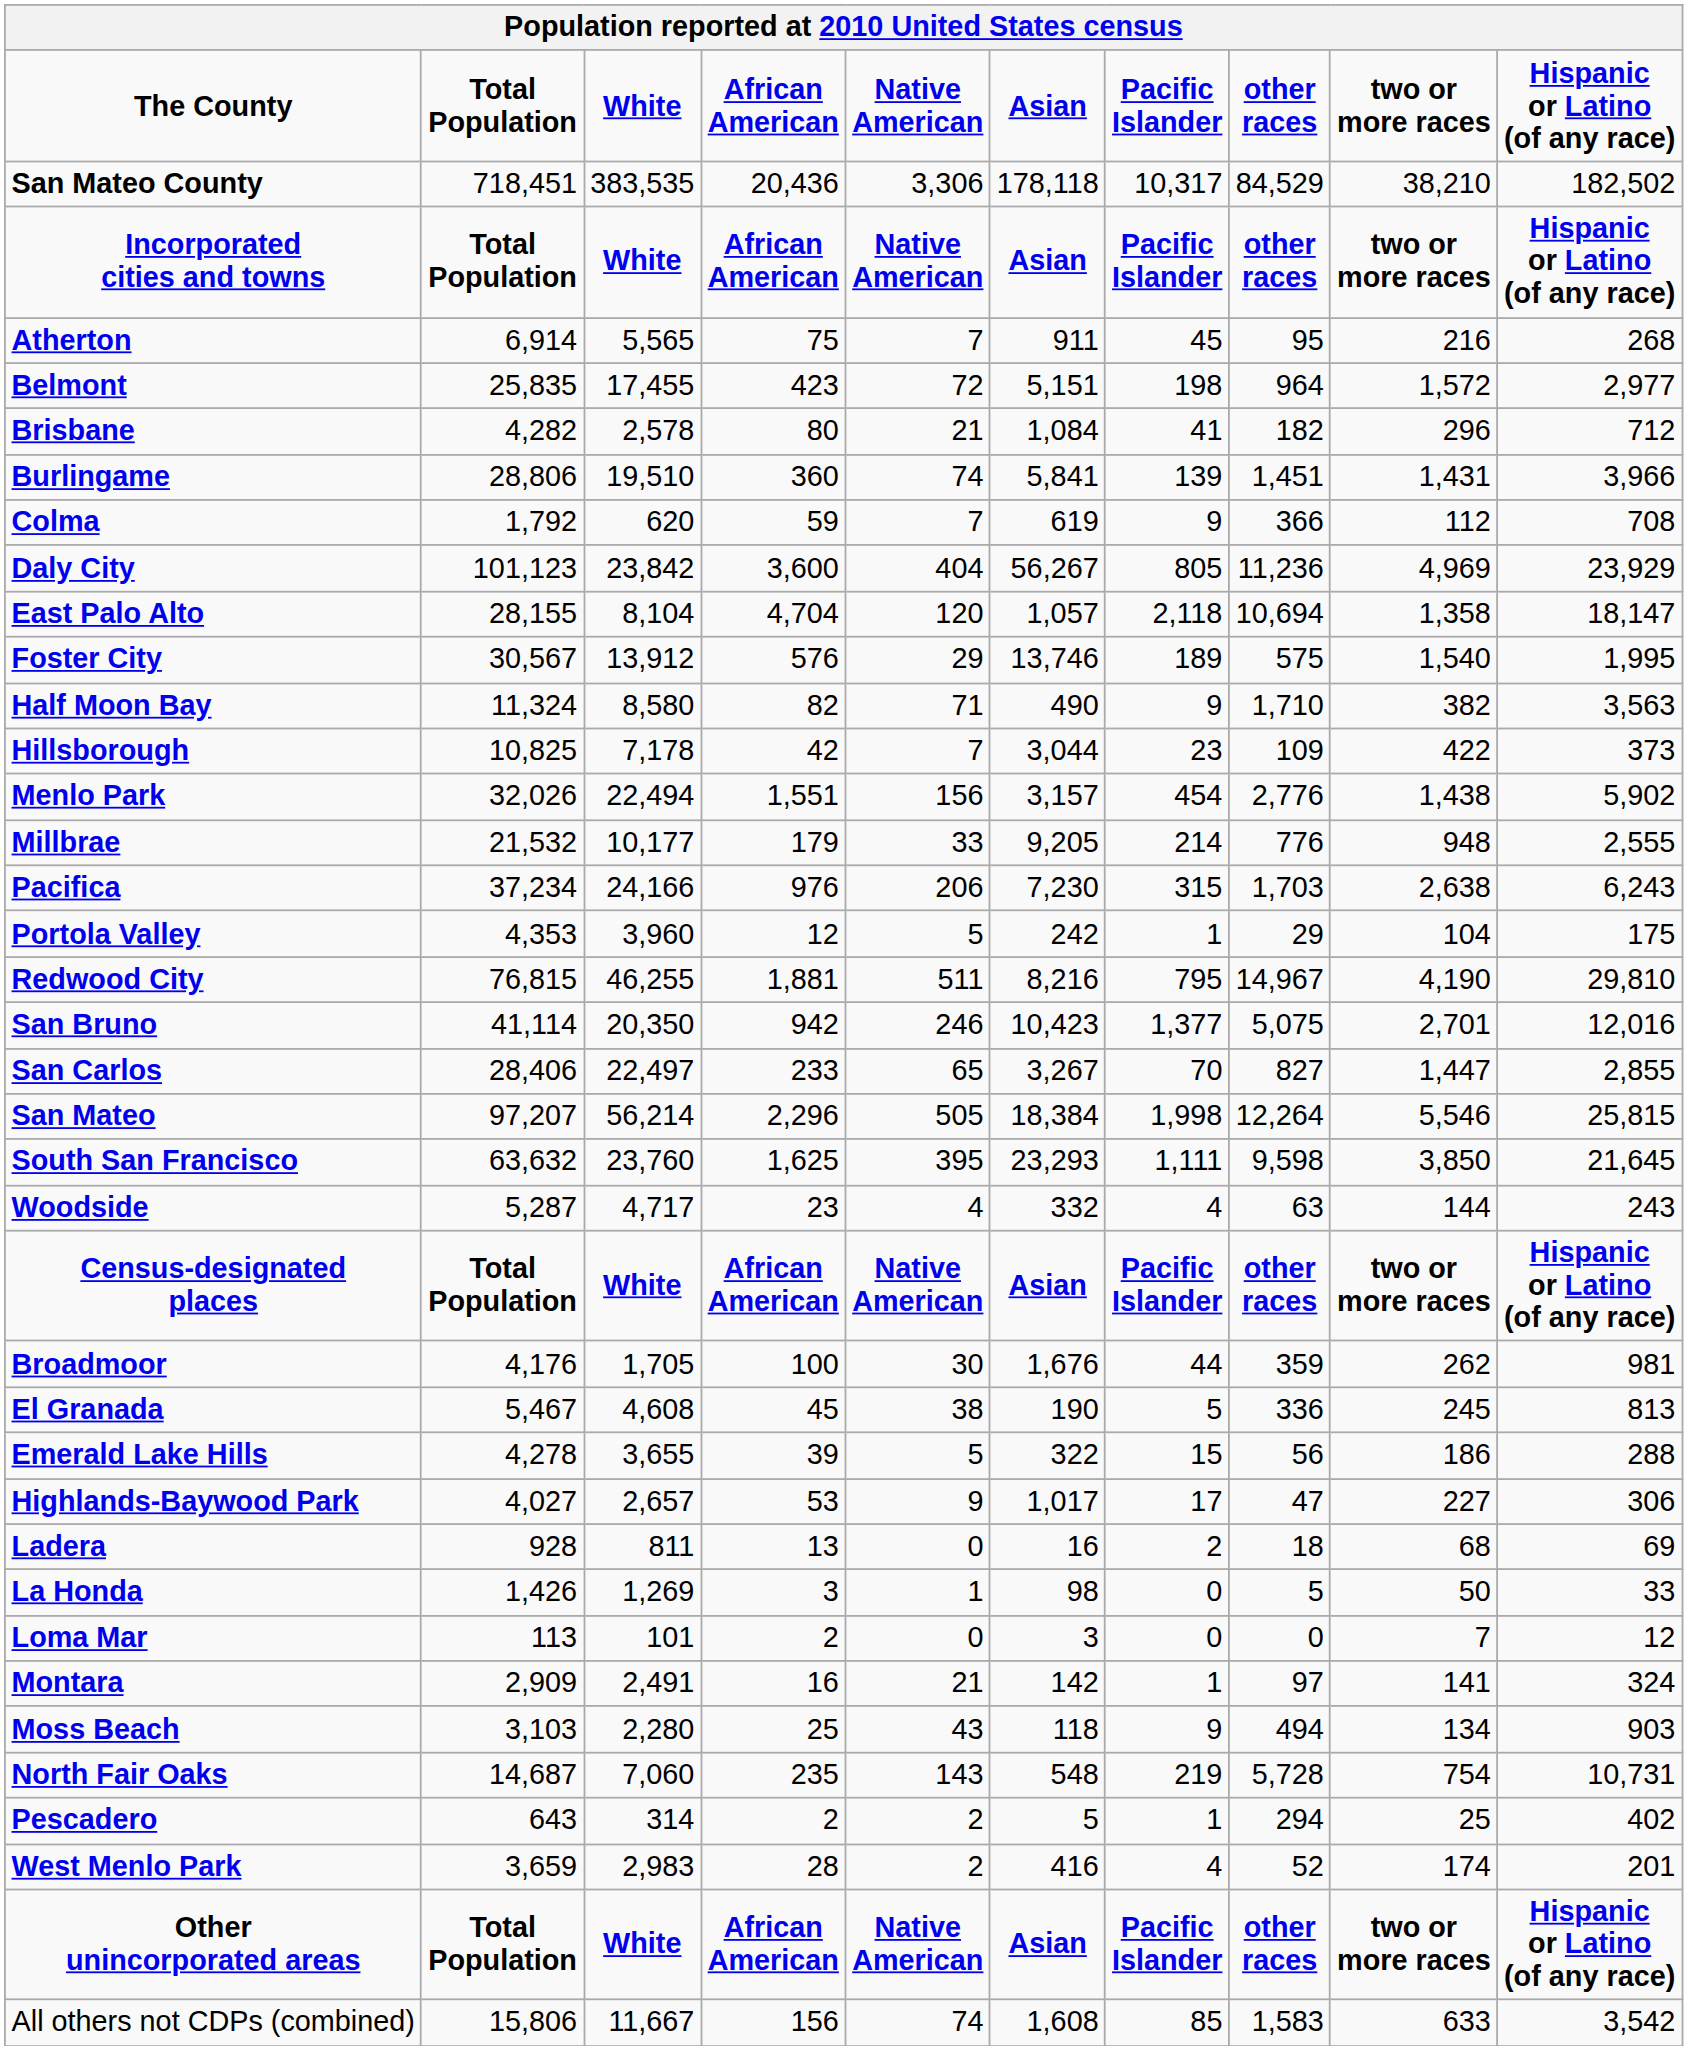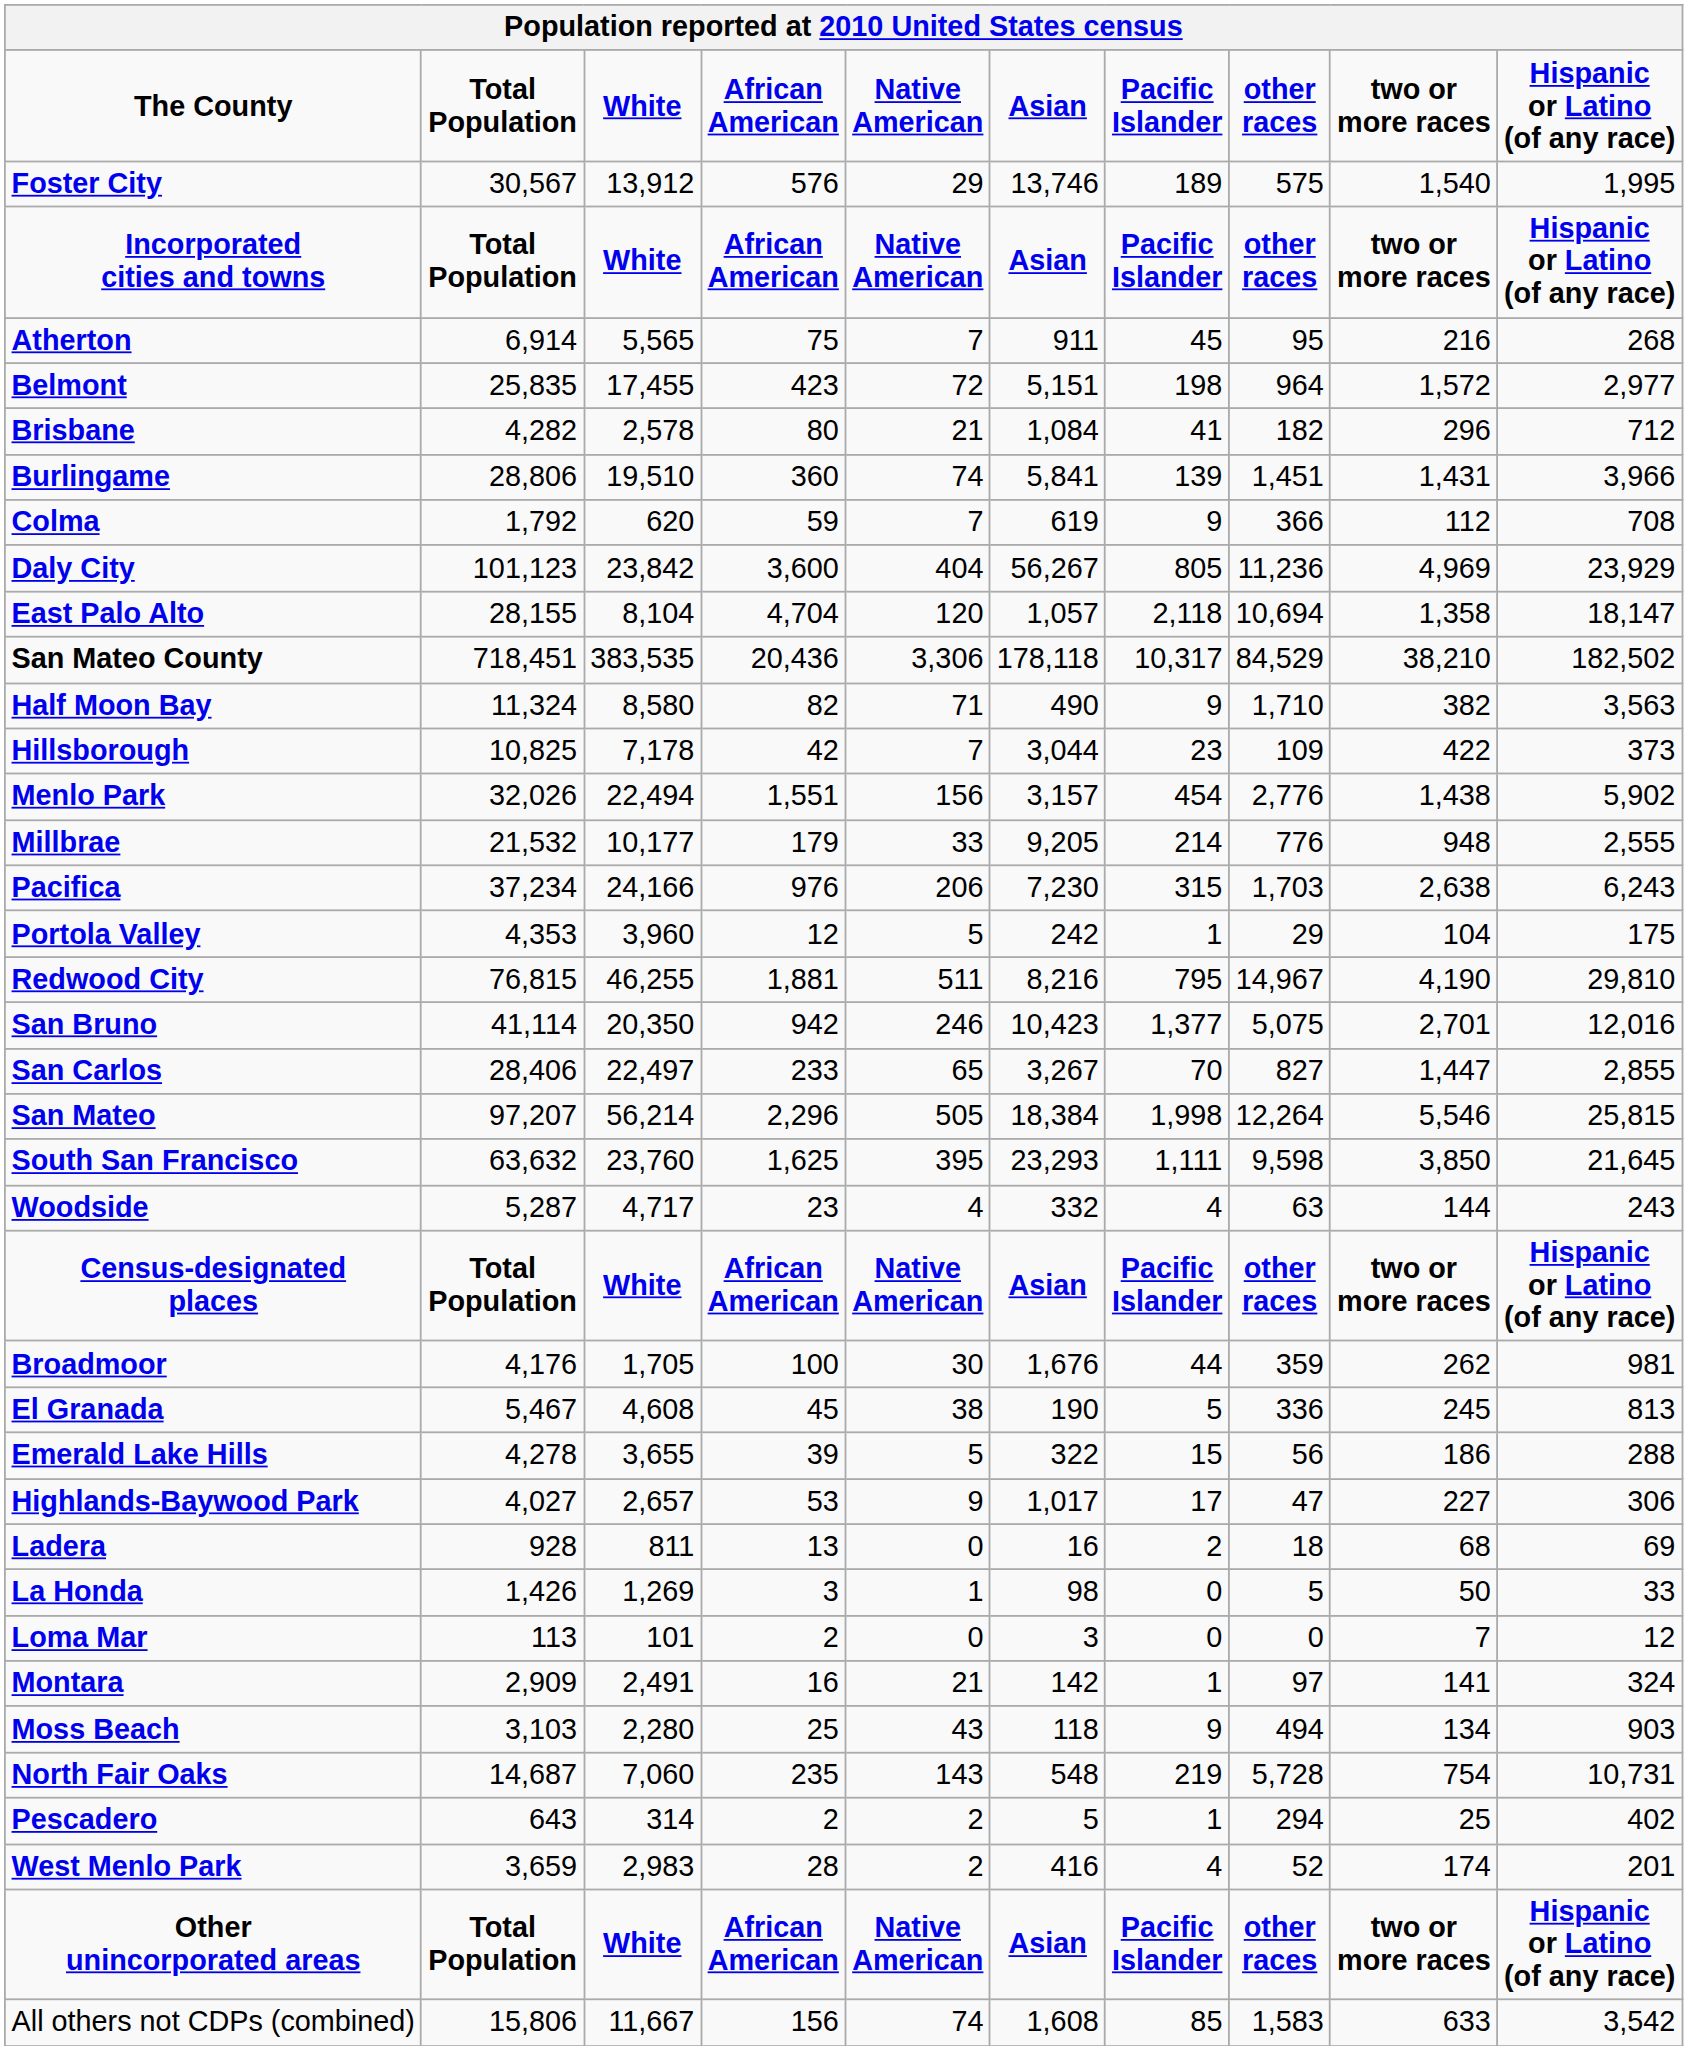rows swapped: (137, 183) <-> (87, 659)
